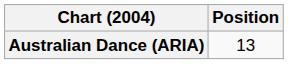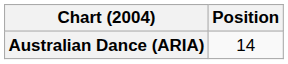(246, 44) 13 -> (246, 44) 14
